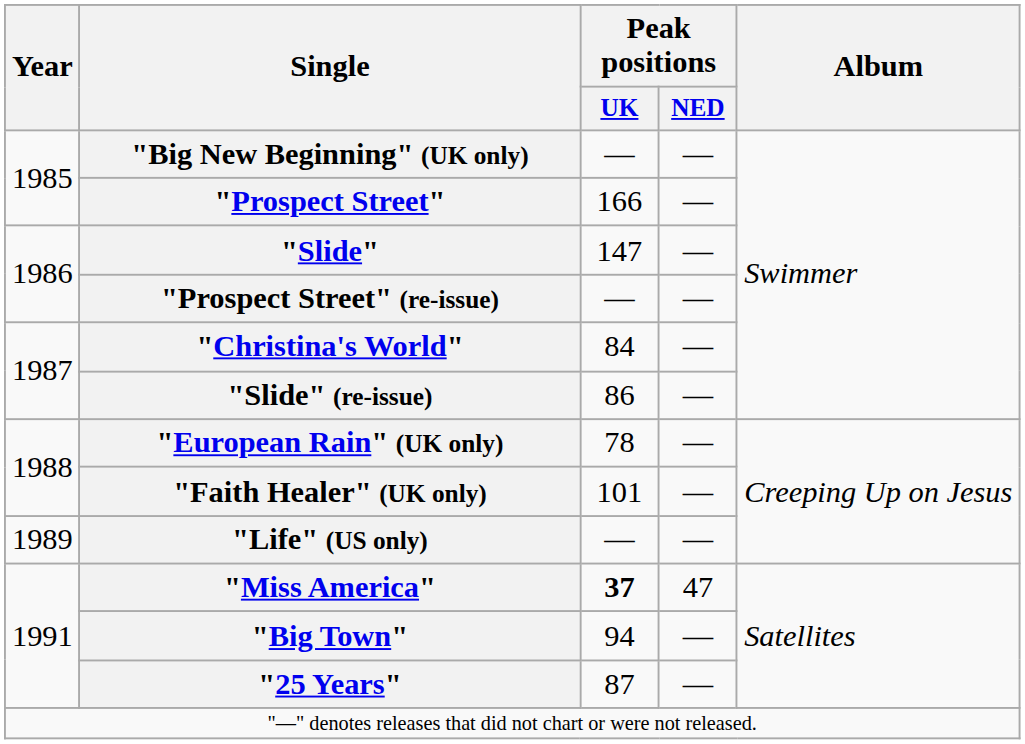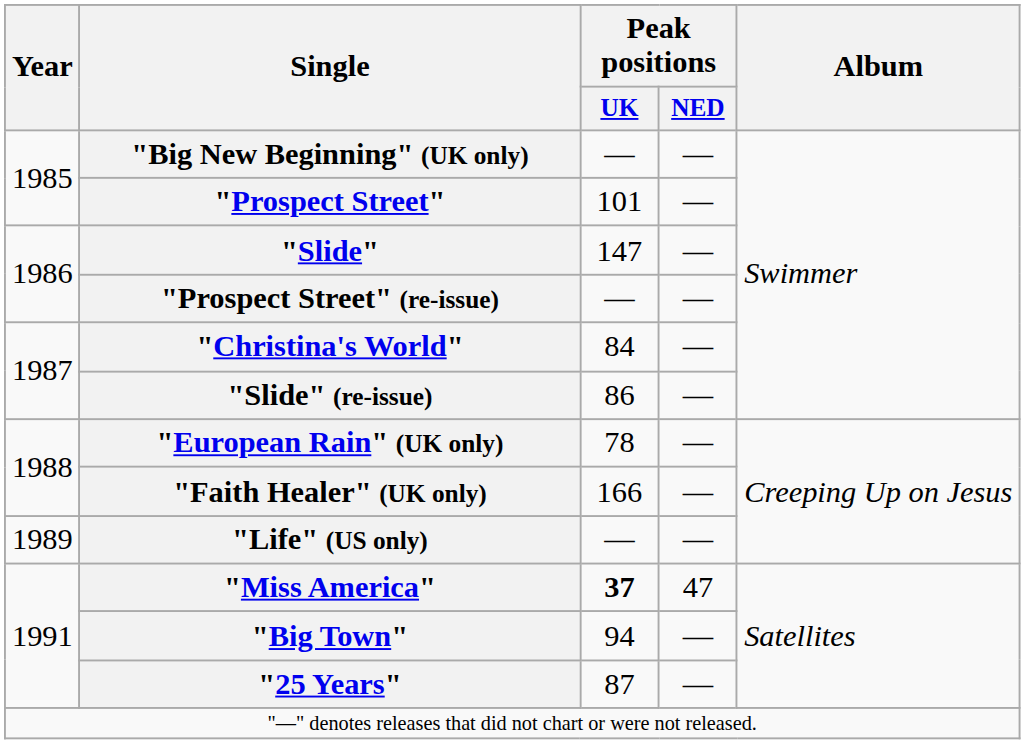(619, 201) 166 -> (619, 201) 101
(619, 490) 101 -> (619, 490) 166
